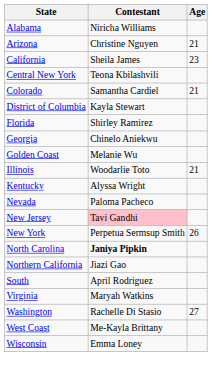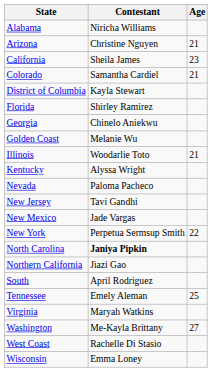- row: (41, 75)
(114, 217) pink background -> (114, 202) no background
+ row: (31, 217)
(194, 233) 26 -> (194, 233) 22
+ row: (26, 296)
(126, 312) Rachelle Di Stasio -> (126, 328) Me-Kayla Brittany
(126, 328) Me-Kayla Brittany -> (126, 344) Rachelle Di Stasio
